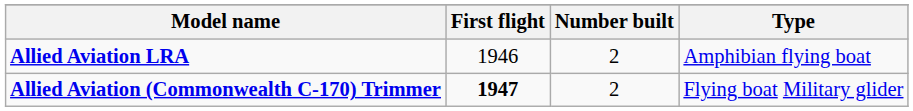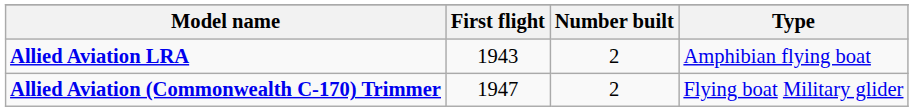(498, 55) 1946 -> (498, 55) 1943
(498, 89) bold -> (498, 89) normal
